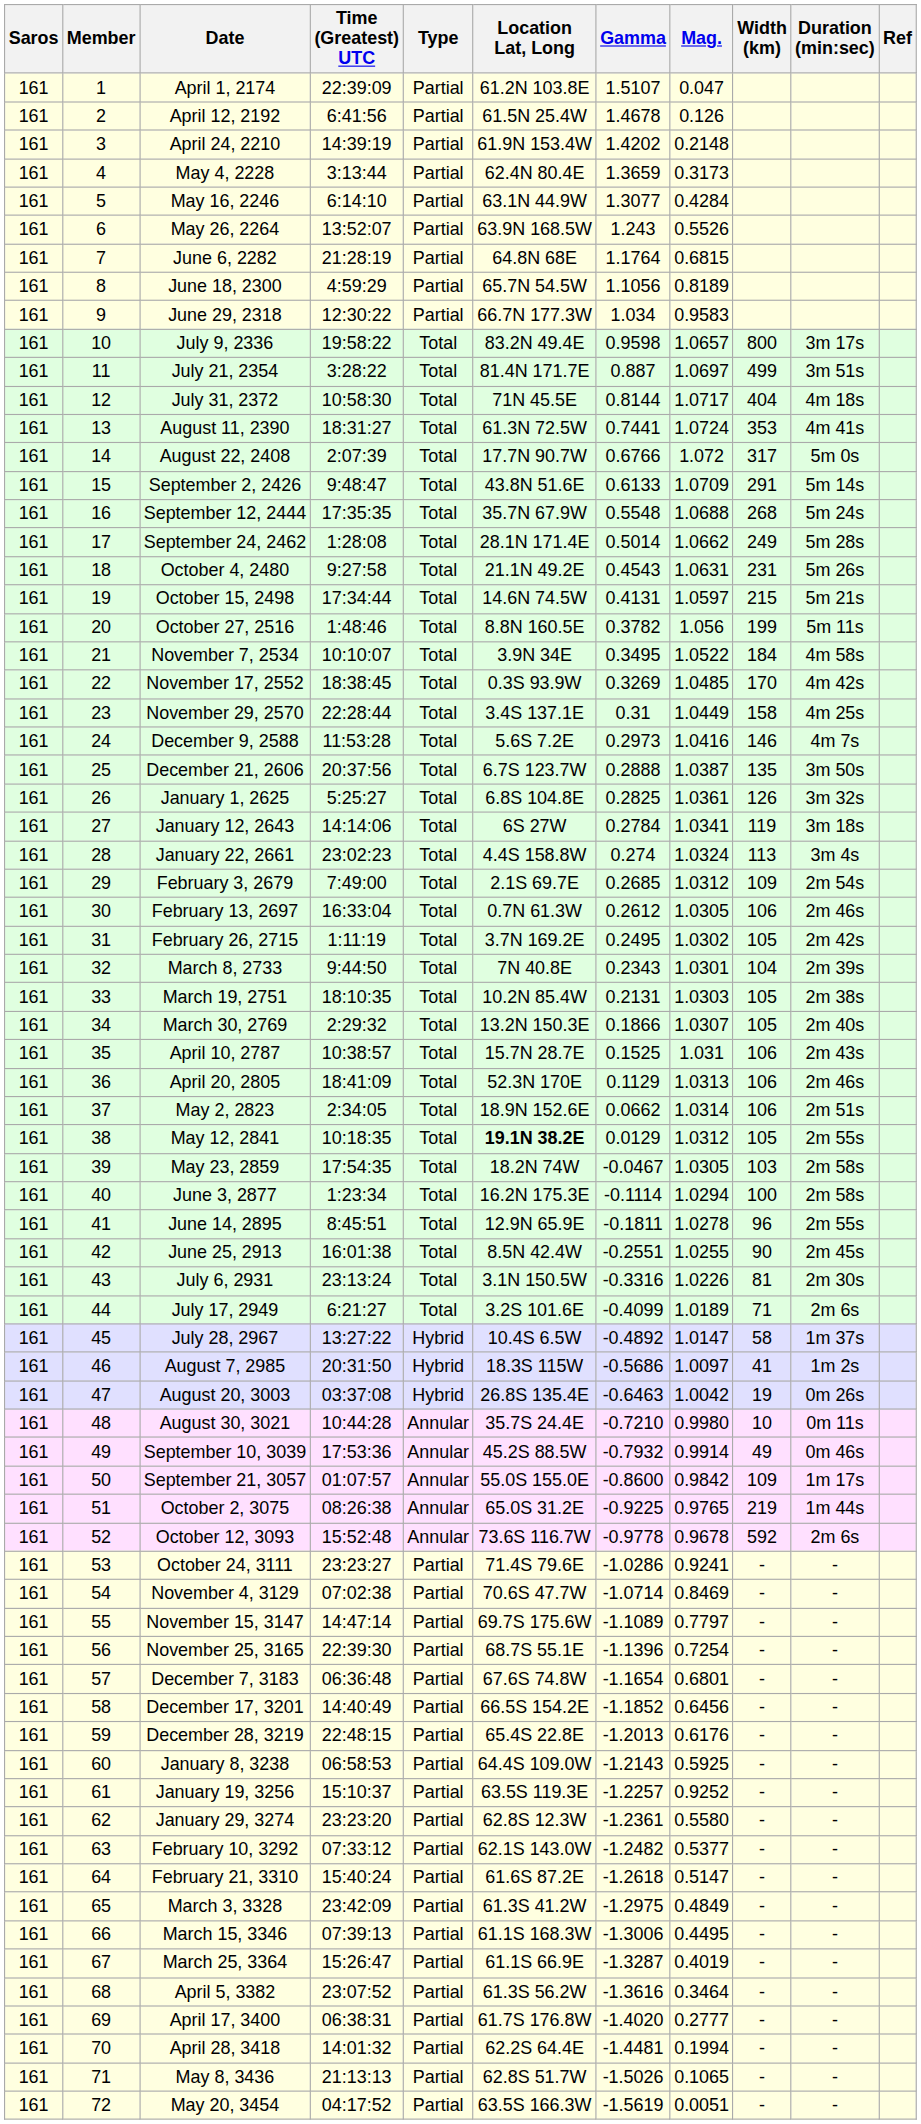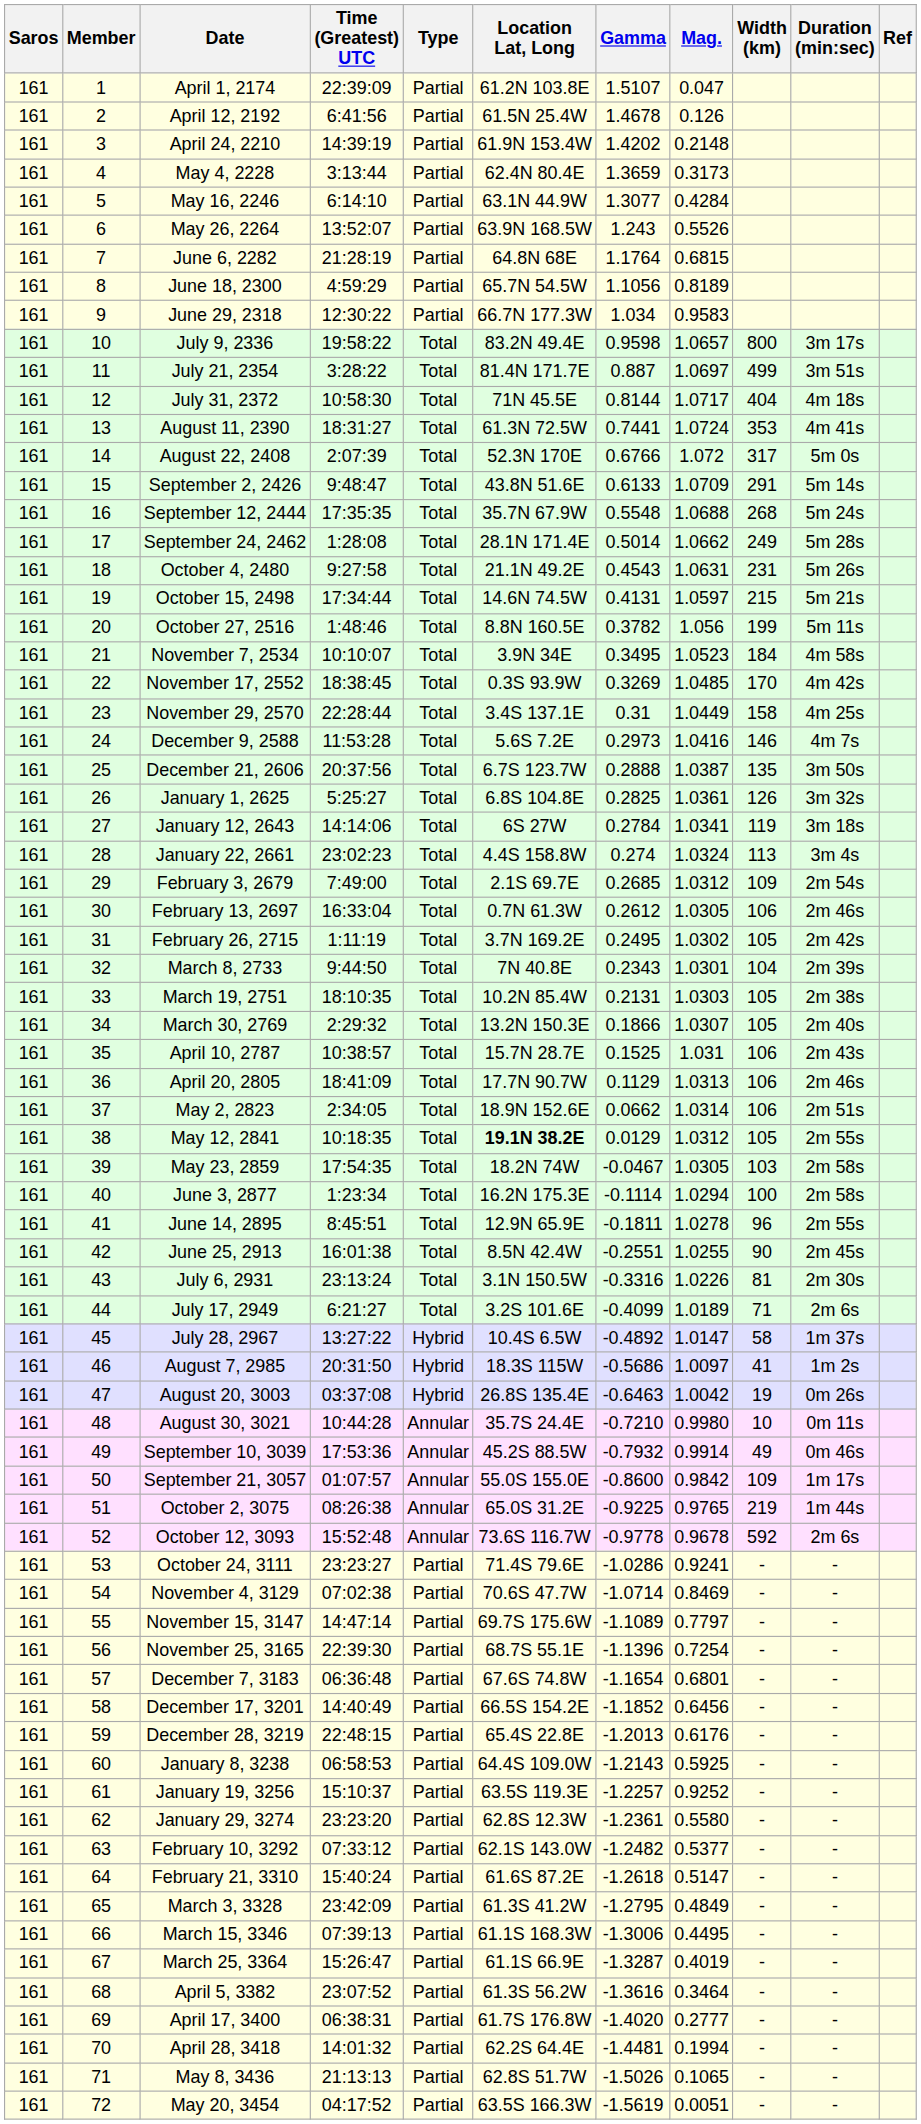(535, 456) 17.7N 90.7W -> (535, 456) 52.3N 170E
(702, 655) 1.0522 -> (702, 655) 1.0523
(535, 1082) 52.3N 170E -> (535, 1082) 17.7N 90.7W
(633, 1906) -1.2975 -> (633, 1906) -1.2795
